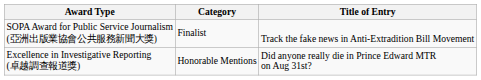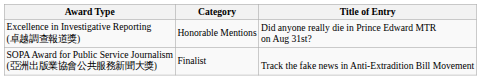rows swapped: (79, 60) <-> (90, 33)
